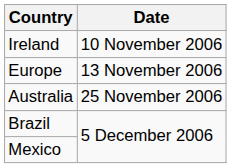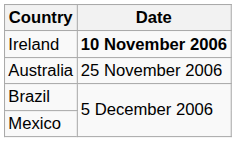(152, 44) normal -> (154, 44) bold
- row: (35, 70)
